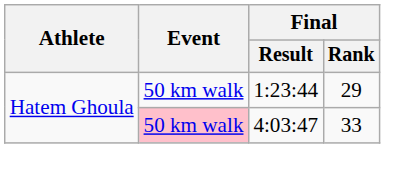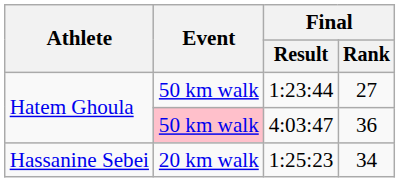(351, 90) 29 -> (366, 90) 27
(351, 125) 33 -> (366, 125) 36
+ row: (301, 160)
